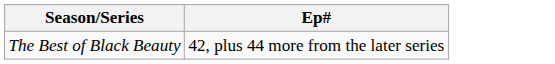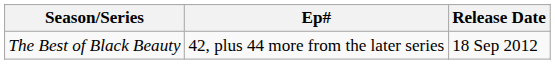+ column: (499, 18)
